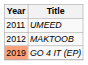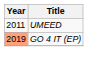- row: (52, 39)
